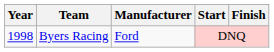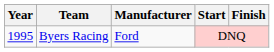(20, 36) 1998 -> (20, 36) 1995
